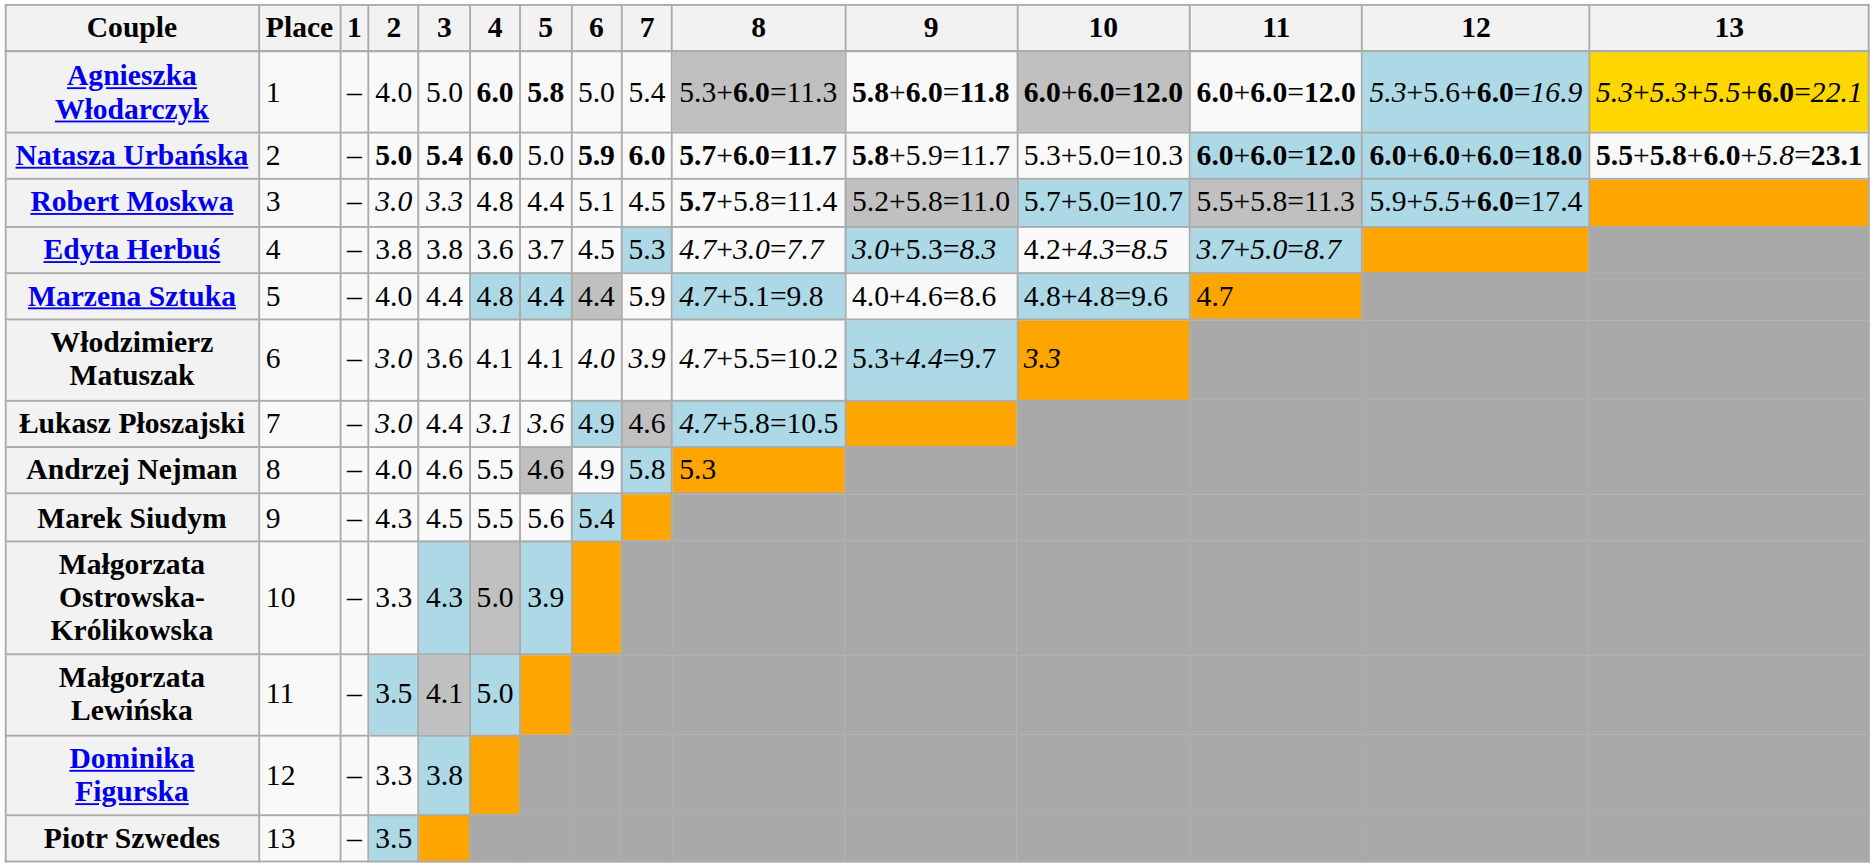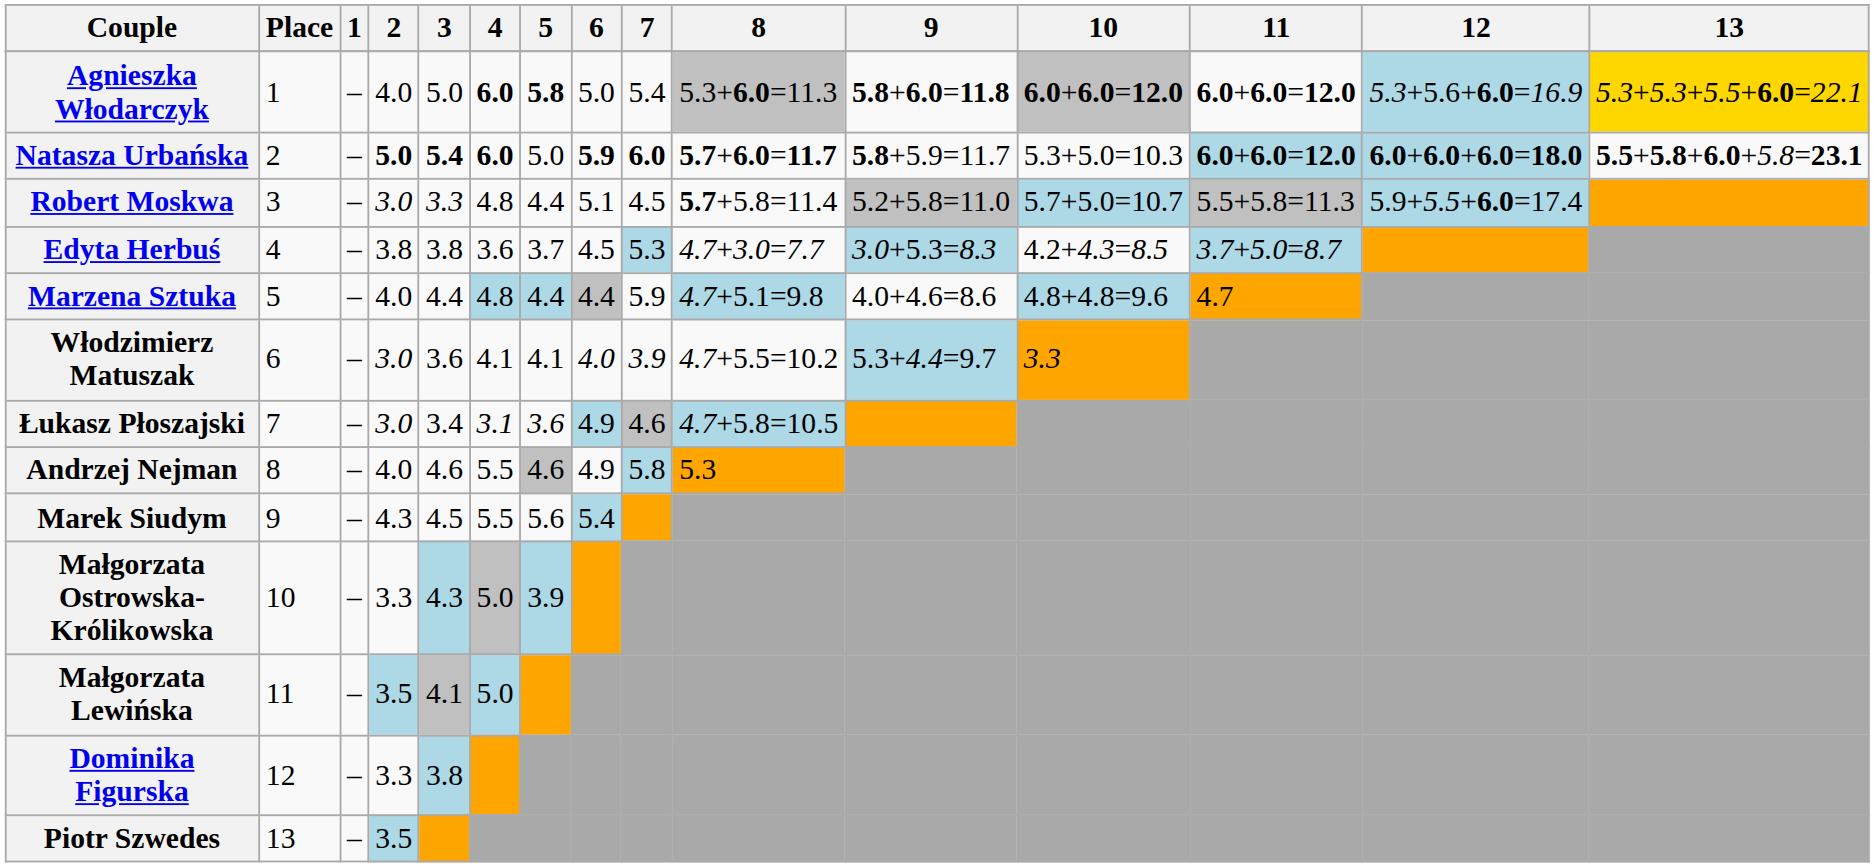(444, 423) 4.4 -> (444, 423) 3.4
